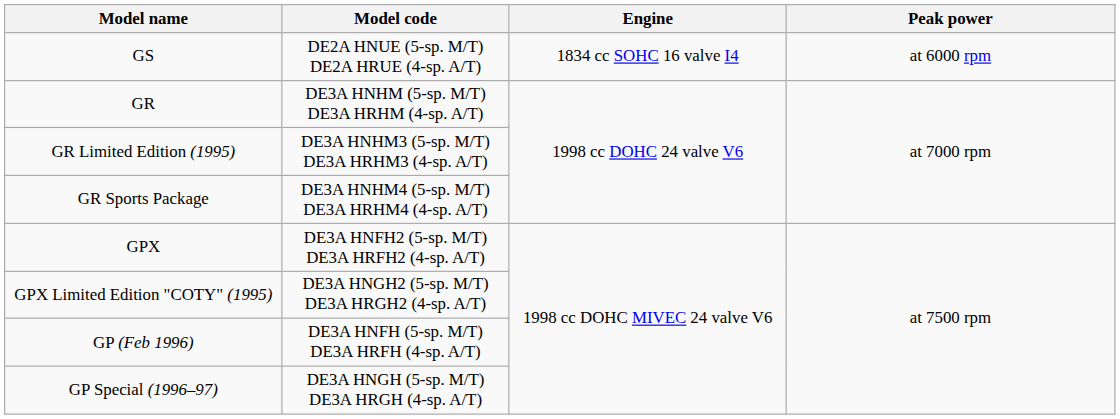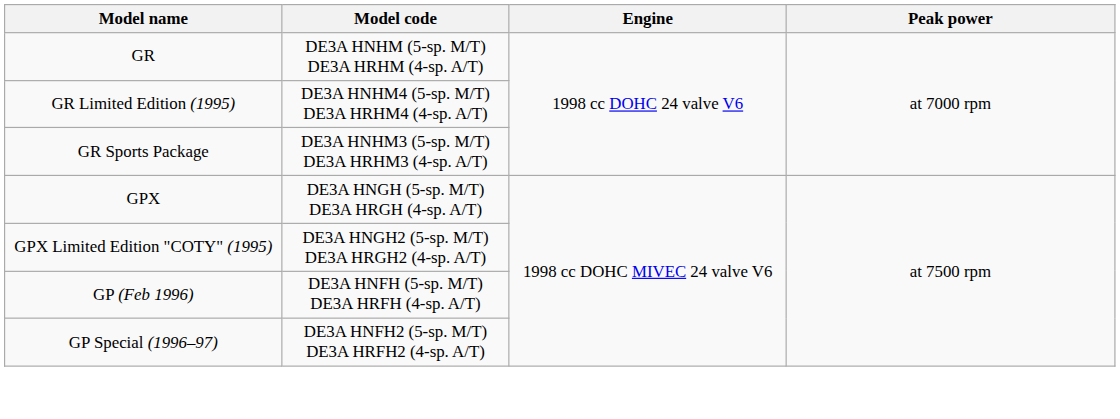- row: (143, 56)
(395, 151) DE3A HNHM3 (5-sp. M/T) DE3A HRHM3 (4-sp. A/T) -> (395, 104) DE3A HNHM4 (5-sp. M/T) DE3A HRHM4 (4-sp. A/T)
(395, 199) DE3A HNHM4 (5-sp. M/T) DE3A HRHM4 (4-sp. A/T) -> (395, 151) DE3A HNHM3 (5-sp. M/T) DE3A HRHM3 (4-sp. A/T)
(395, 247) DE3A HNFH2 (5-sp. M/T) DE3A HRFH2 (4-sp. A/T) -> (395, 199) DE3A HNGH (5-sp. M/T) DE3A HRGH (4-sp. A/T)
(395, 390) DE3A HNGH (5-sp. M/T) DE3A HRGH (4-sp. A/T) -> (395, 342) DE3A HNFH2 (5-sp. M/T) DE3A HRFH2 (4-sp. A/T)
